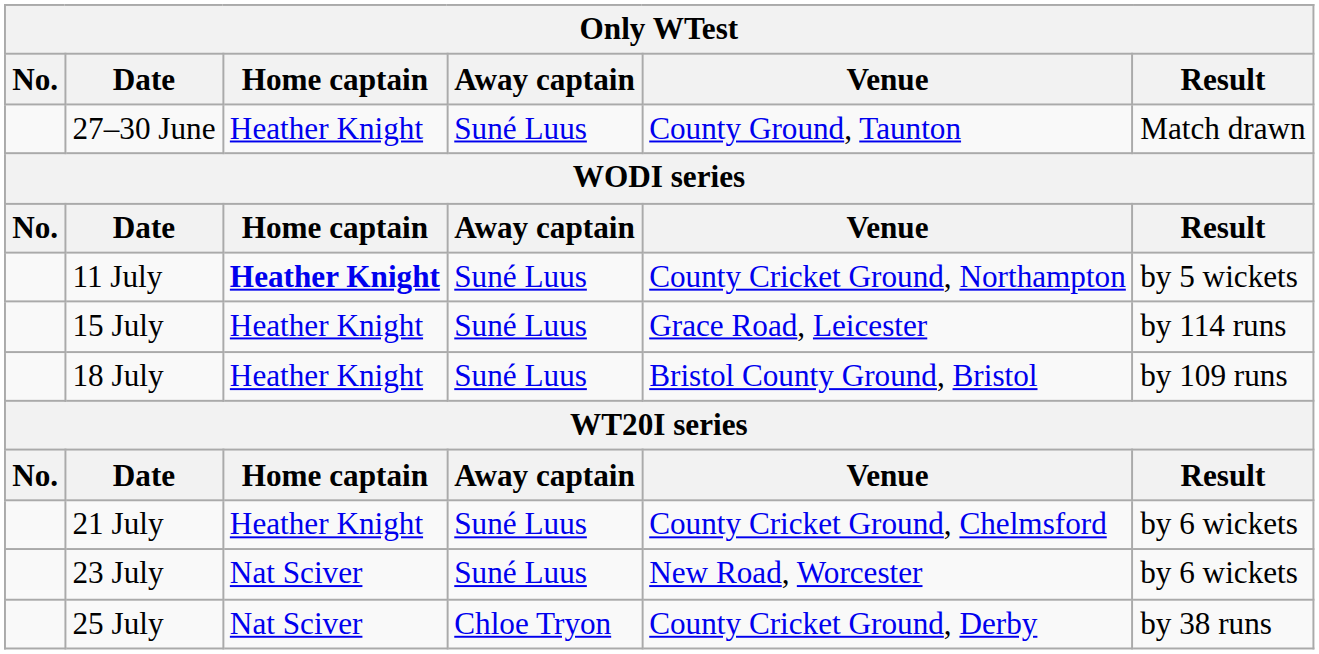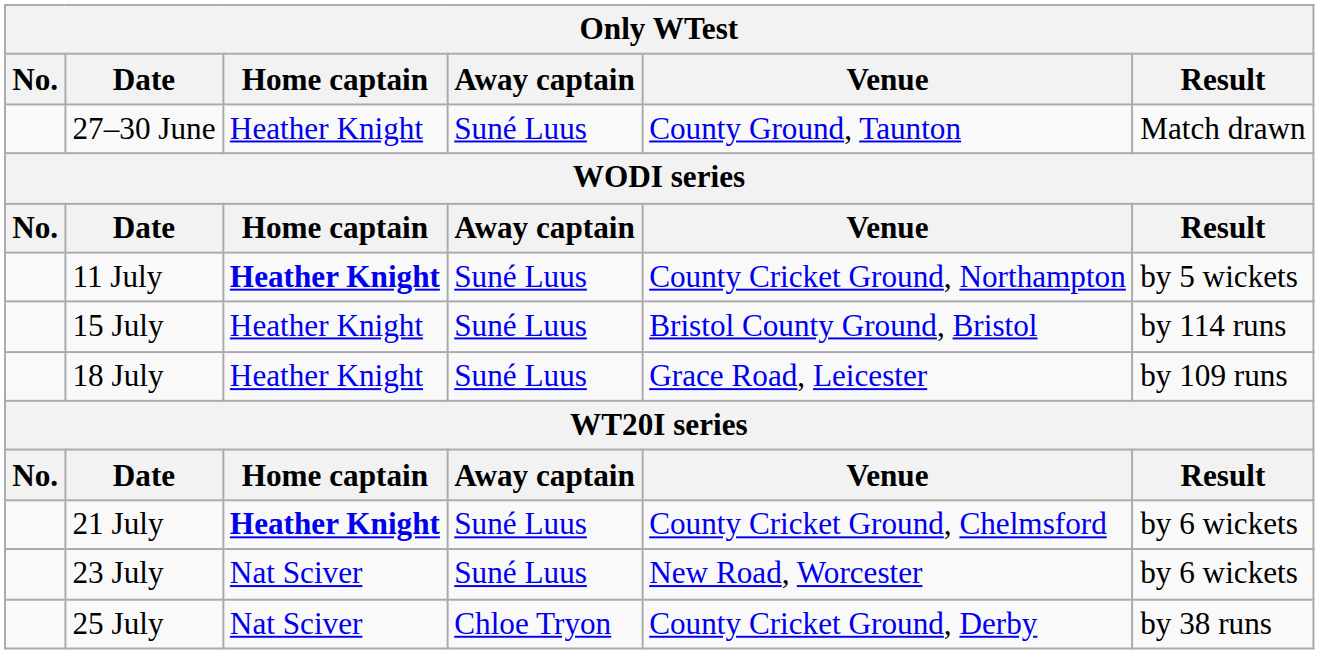(788, 326) Grace Road, Leicester -> (843, 326) Bristol County Ground, Bristol
(843, 375) Bristol County Ground, Bristol -> (788, 375) Grace Road, Leicester
(326, 524) normal -> (335, 524) bold
